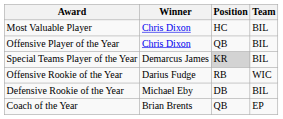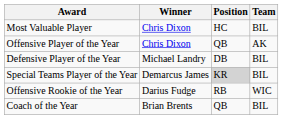(260, 43) BIL -> (259, 43) AK
+ row: (63, 59)
- row: (65, 91)
(258, 106) EP -> (260, 106) BIL
